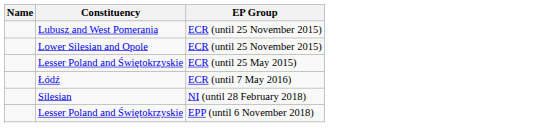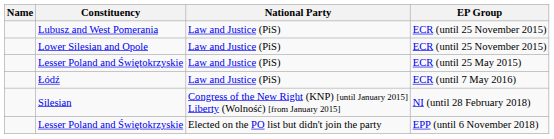+ column: (298, 12)
